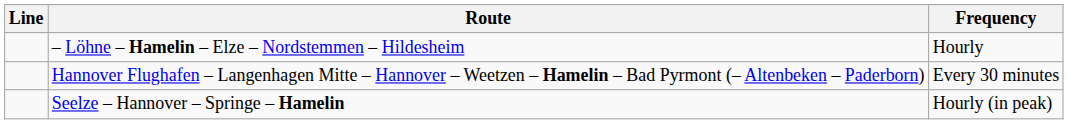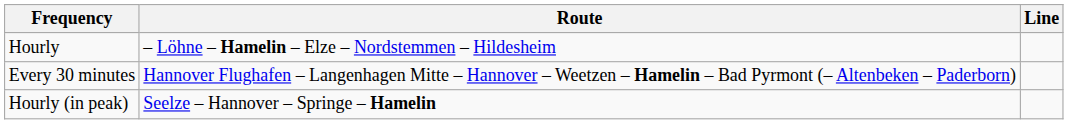columns swapped: (26, 18) <-> (996, 18)
